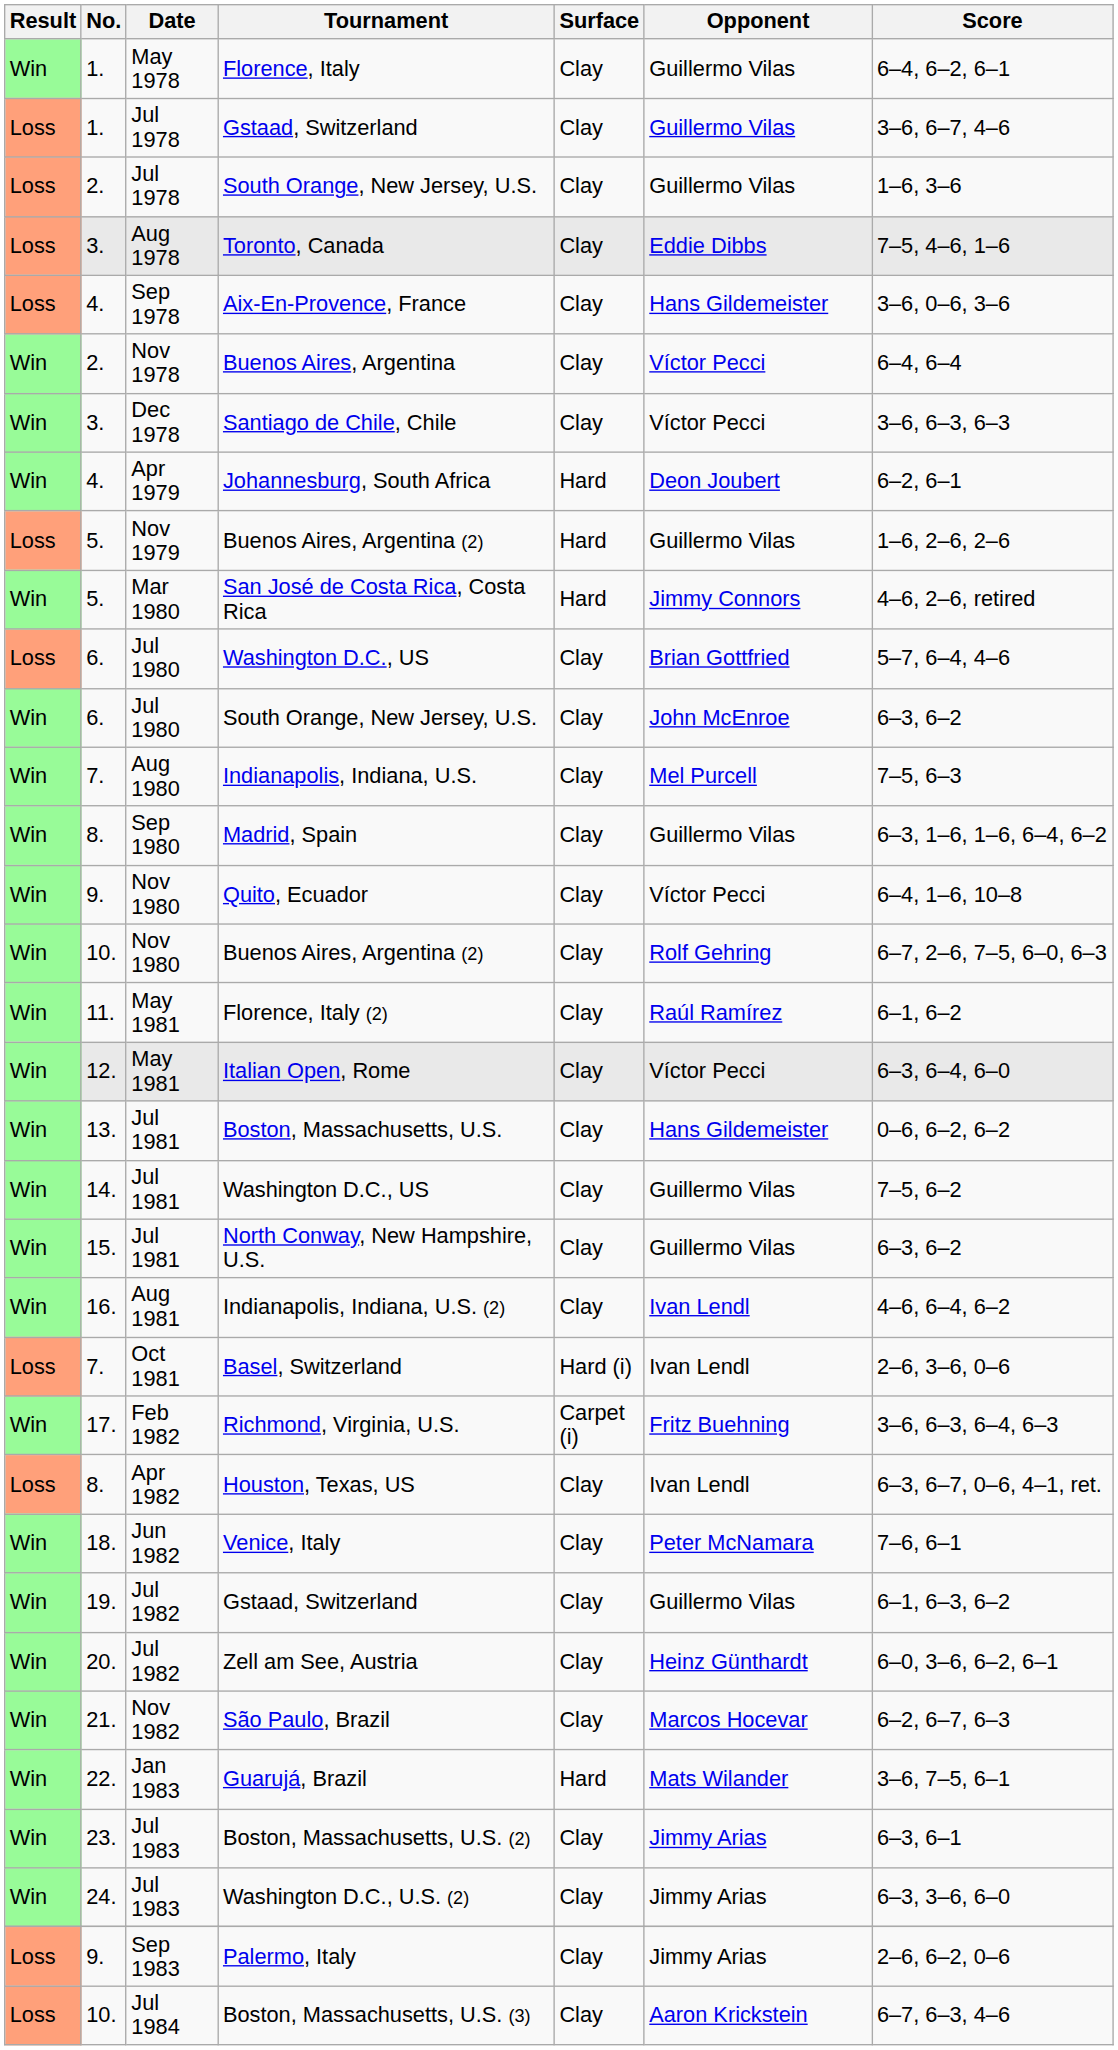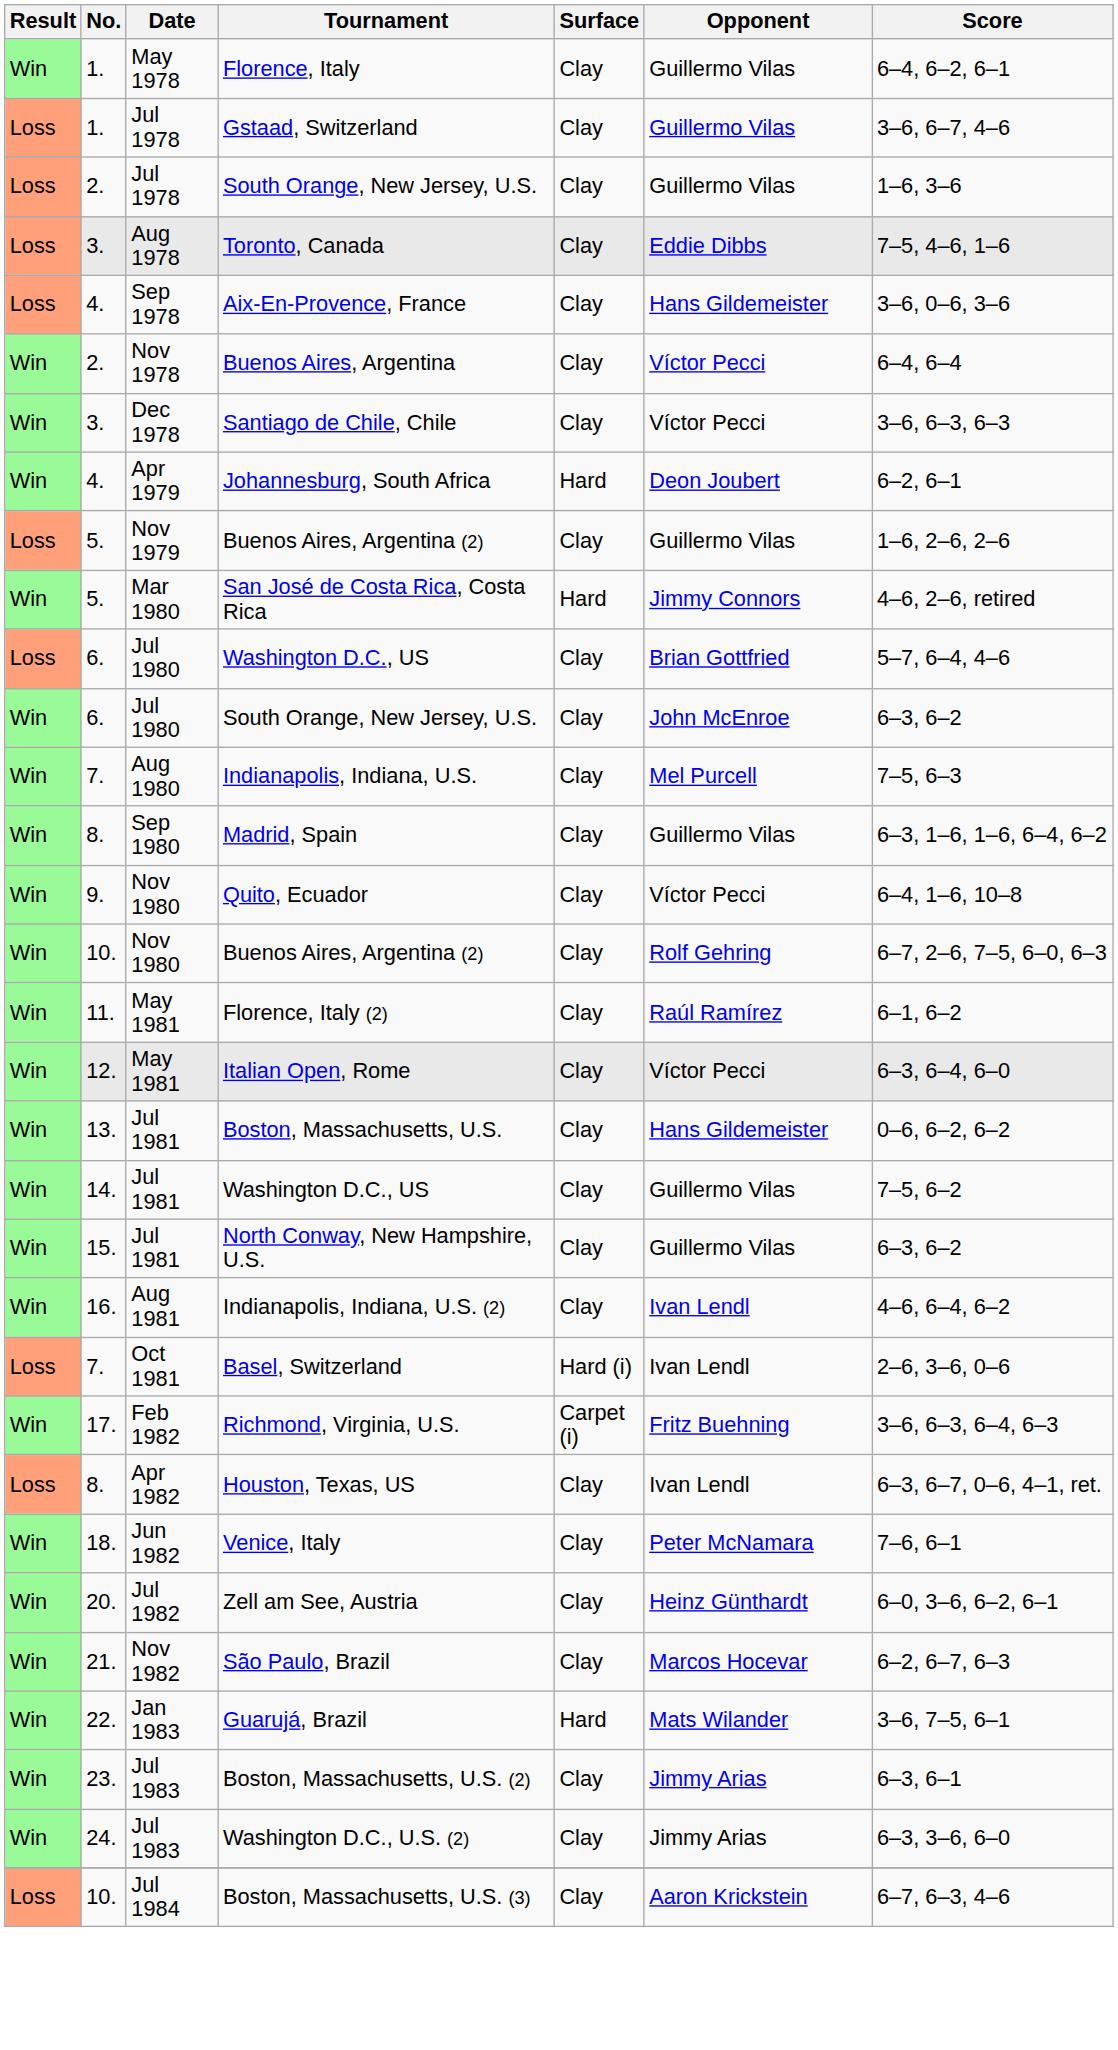(583, 540) Hard -> (581, 540) Clay
- row: (156, 1602)
- row: (156, 1956)
